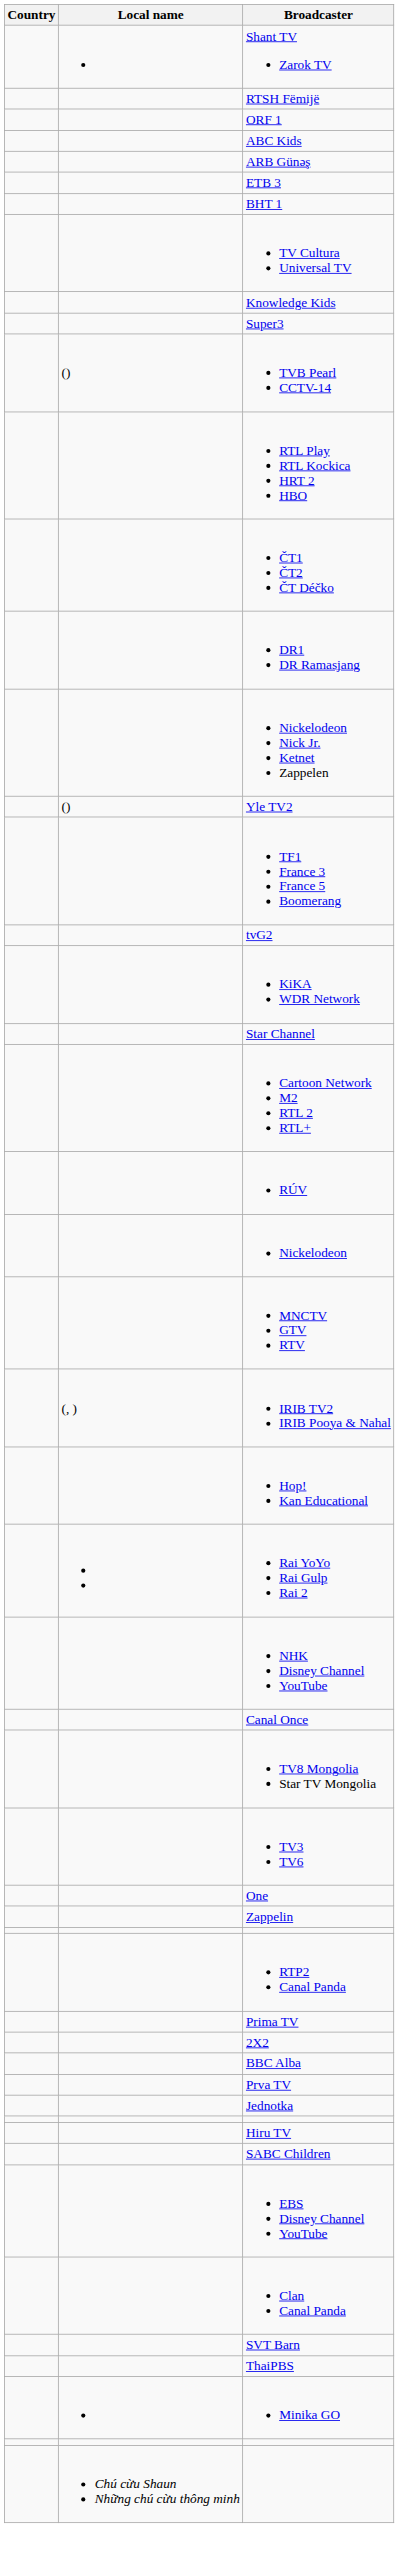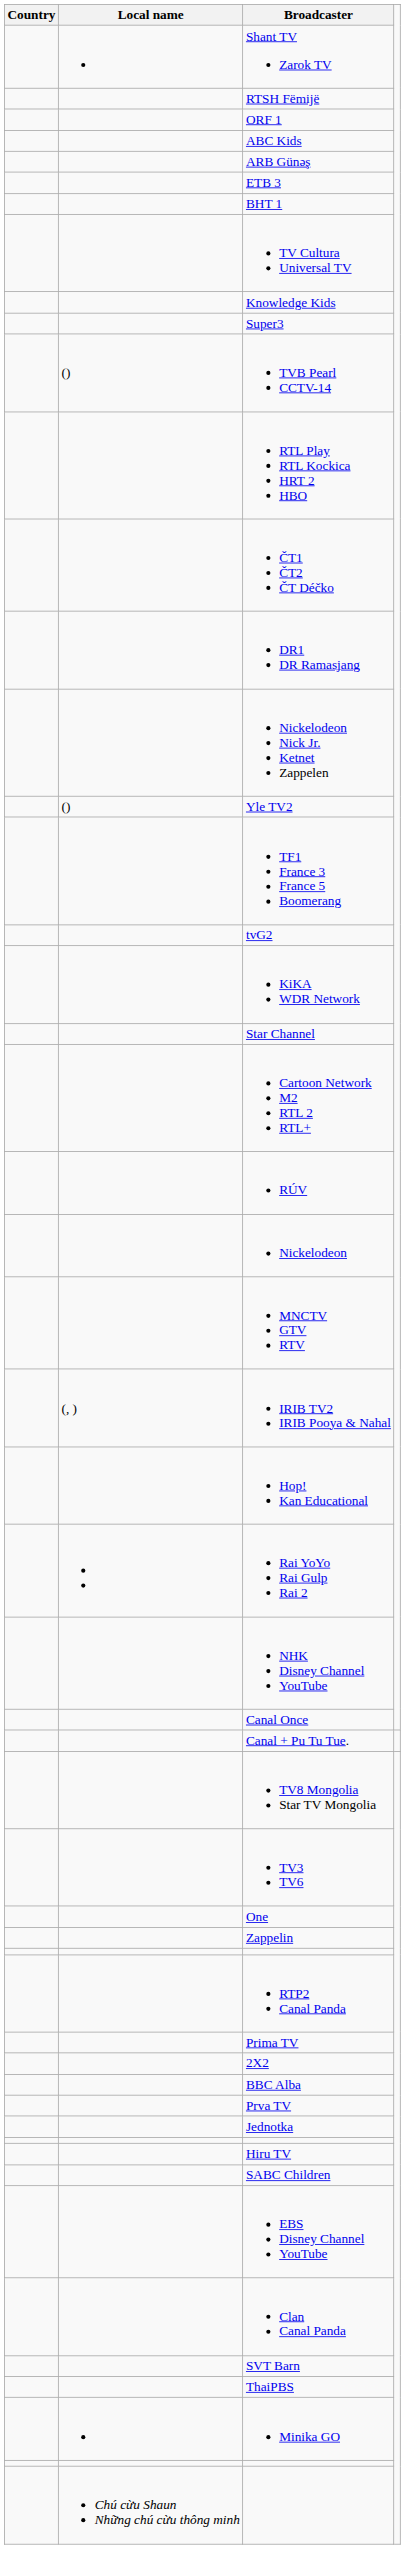+ row: (151, 1741)
